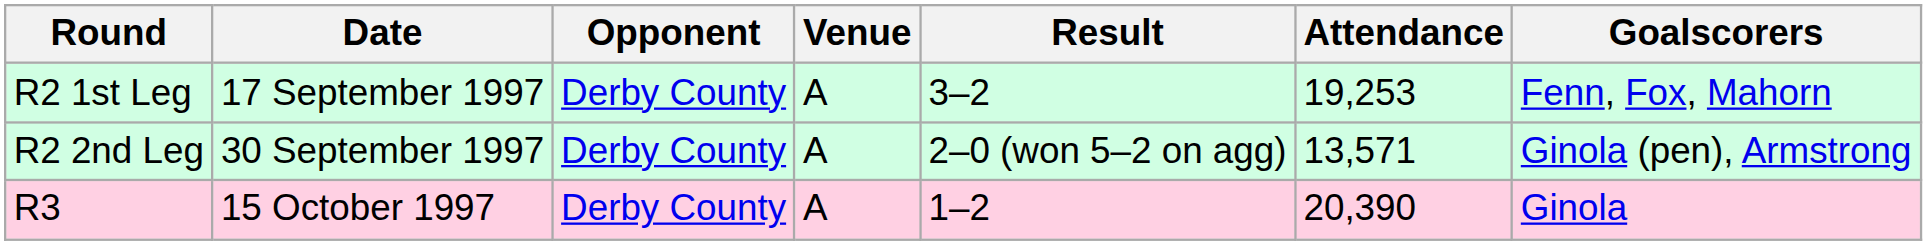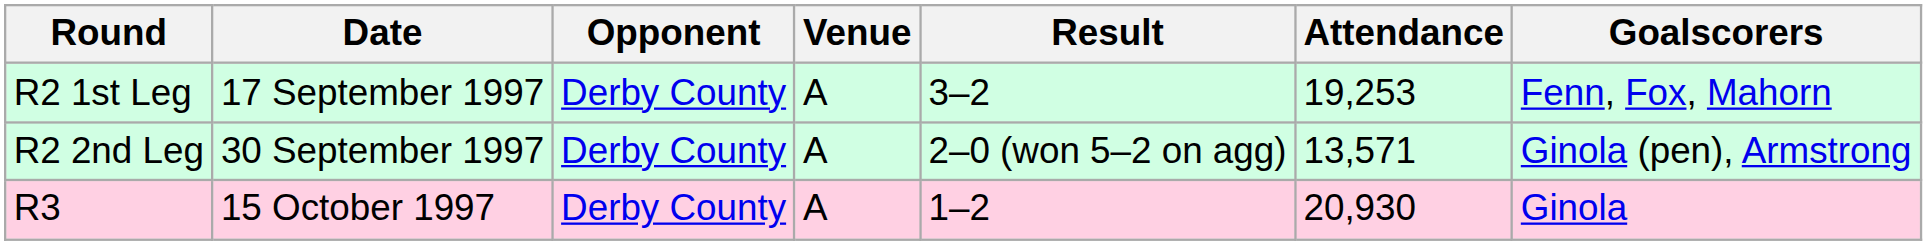(1360, 208) 20,390 -> (1360, 208) 20,930
